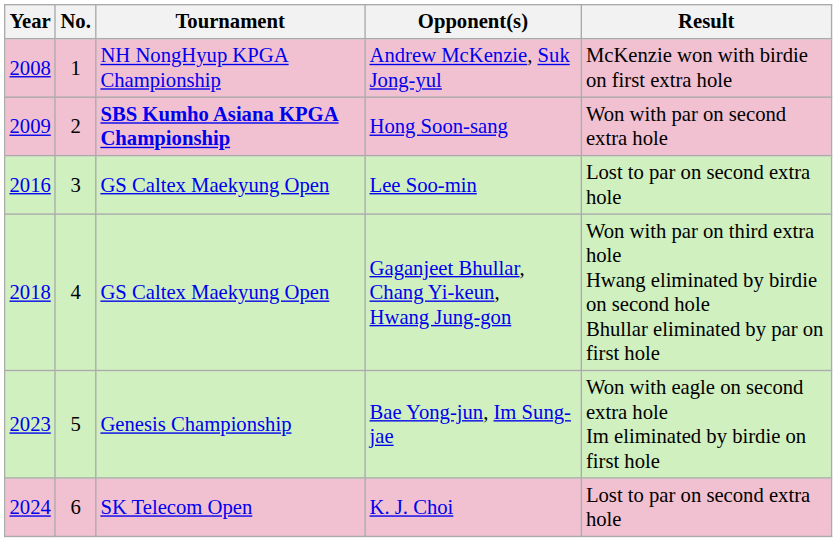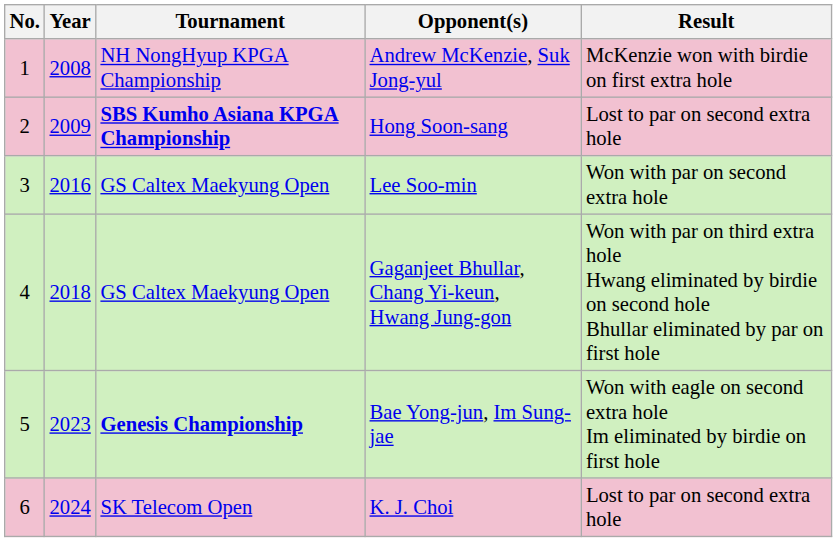columns swapped: (76, 21) <-> (30, 21)
(686, 126) Won with par on second extra hole -> (698, 126) Lost to par on second extra hole
(698, 185) Lost to par on second extra hole -> (686, 185) Won with par on second extra hole
(196, 424) normal -> (202, 424) bold
